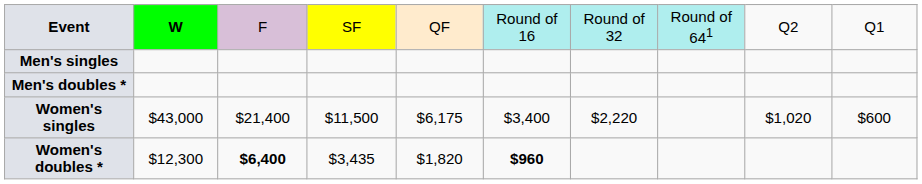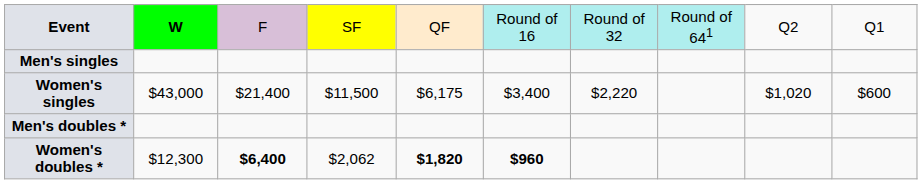rows swapped: (69, 85) <-> (69, 118)
(352, 158) $3,435 -> (352, 158) $2,062
(440, 158) normal -> (440, 158) bold
